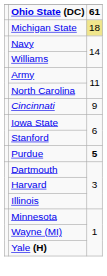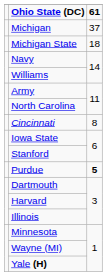+ row: (31, 28)
(95, 28) khaki background -> (95, 43) no background
(95, 106) 9 -> (95, 122) 8
